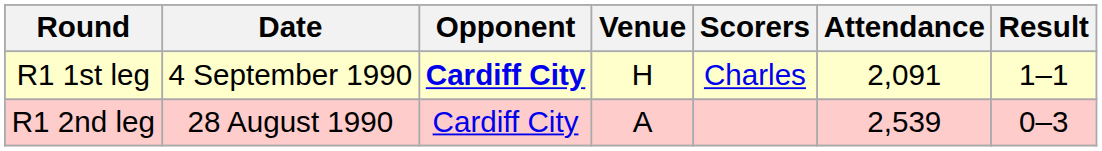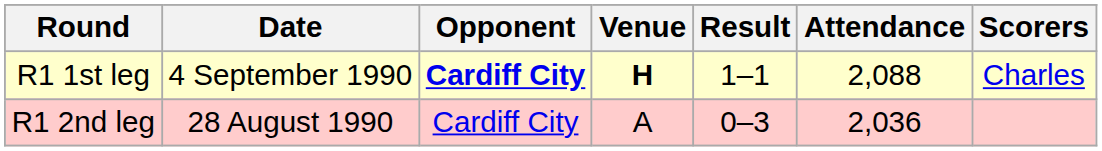columns swapped: (1044, 27) <-> (755, 27)
(643, 74) normal -> (643, 74) bold
(904, 74) 2,091 -> (884, 74) 2,088
(904, 121) 2,539 -> (884, 121) 2,036
